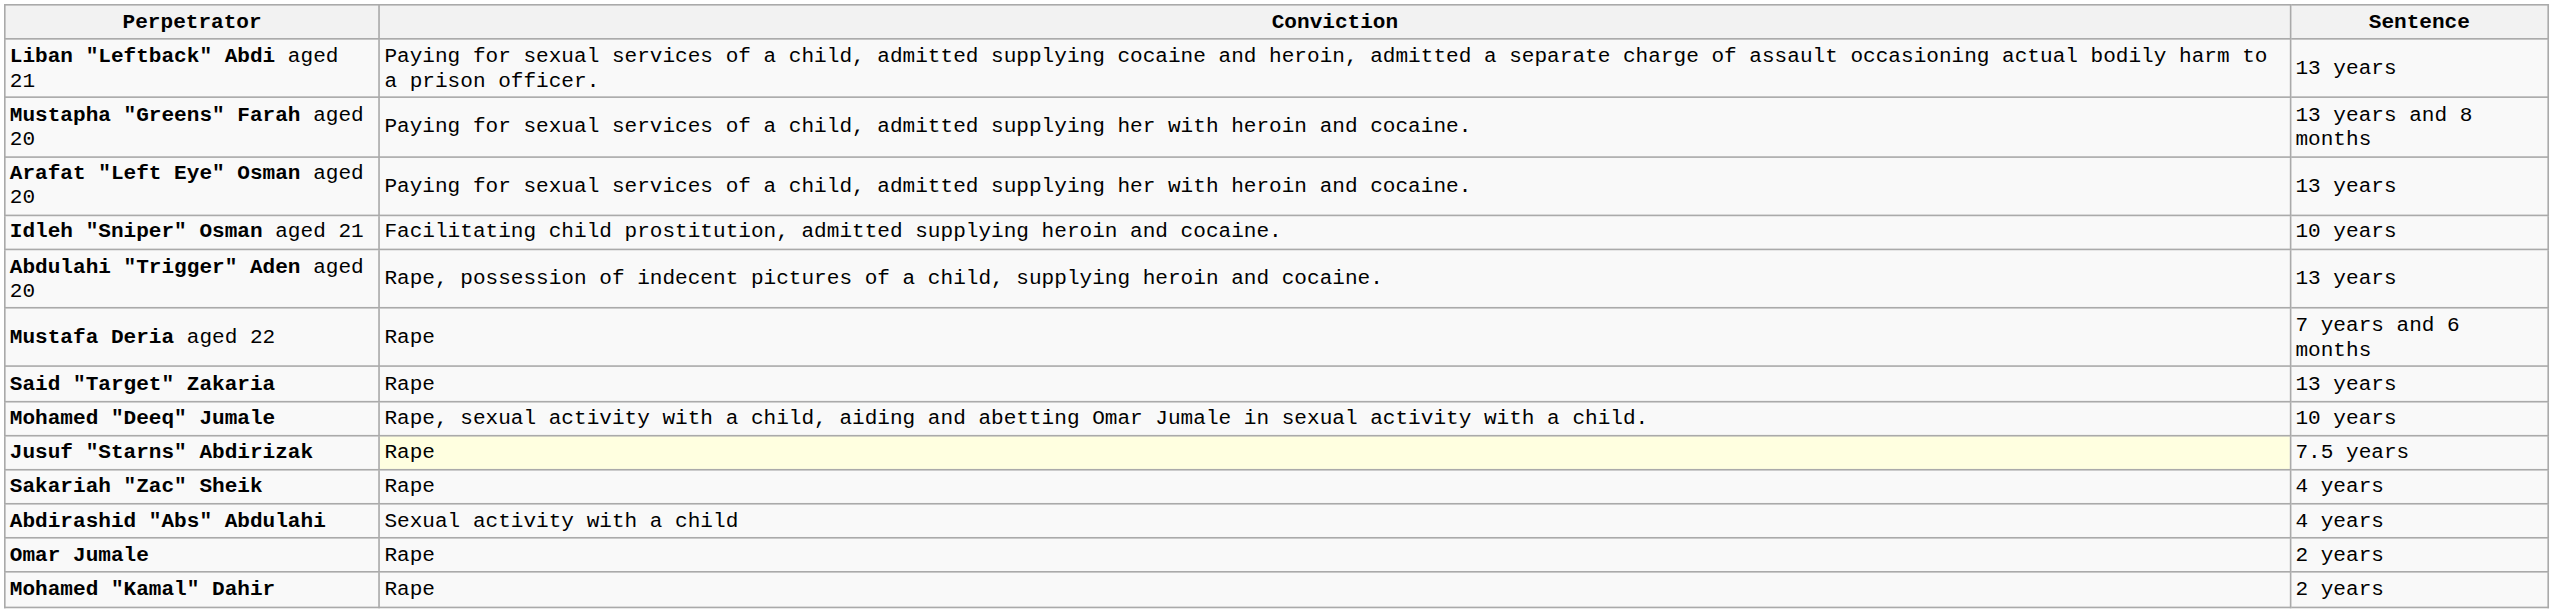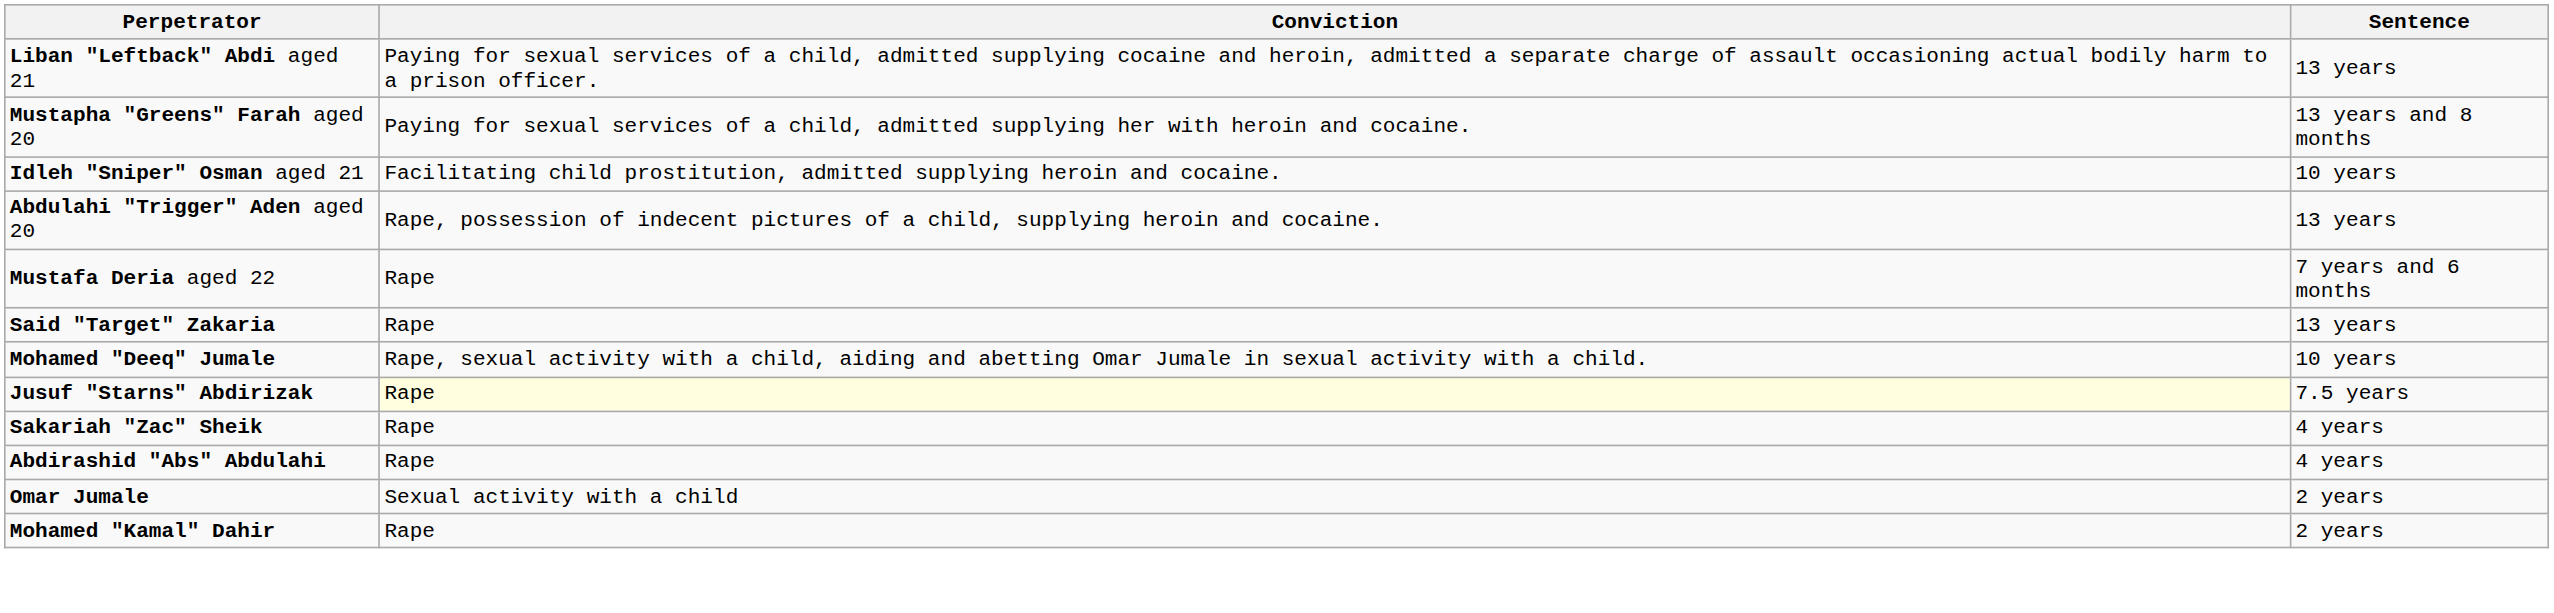- row: (187, 186)
(561, 521) Sexual activity with a child -> (410, 462) Rape
(410, 555) Rape -> (561, 497) Sexual activity with a child
